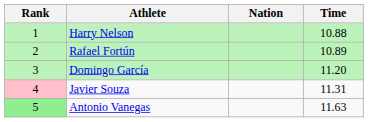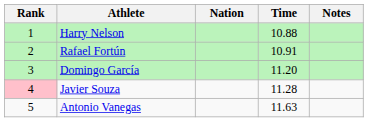+ column: (336, 13)
(333, 51) 10.89 -> (284, 51) 10.91
(333, 88) 11.31 -> (284, 88) 11.28
(35, 107) lightgreen background -> (31, 107) no background
